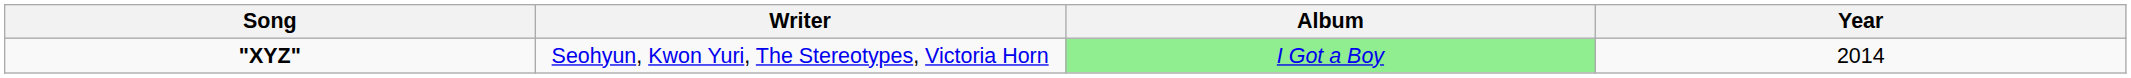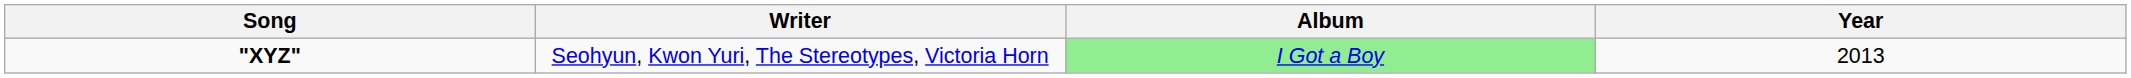(1861, 55) 2014 -> (1861, 55) 2013
